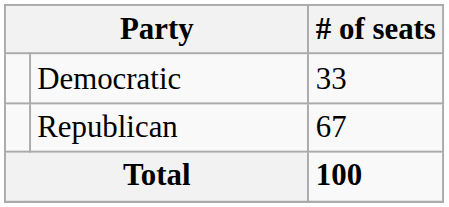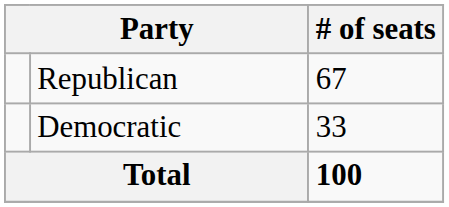rows swapped: (107, 126) <-> (109, 77)
